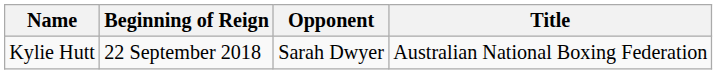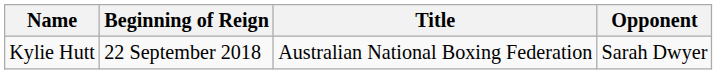columns swapped: (550, 20) <-> (331, 20)
